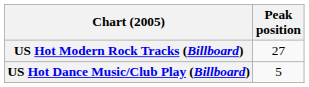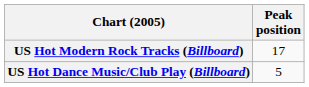(278, 51) 27 -> (278, 51) 17
